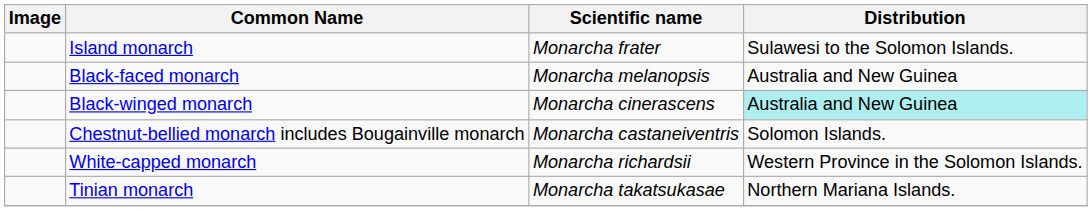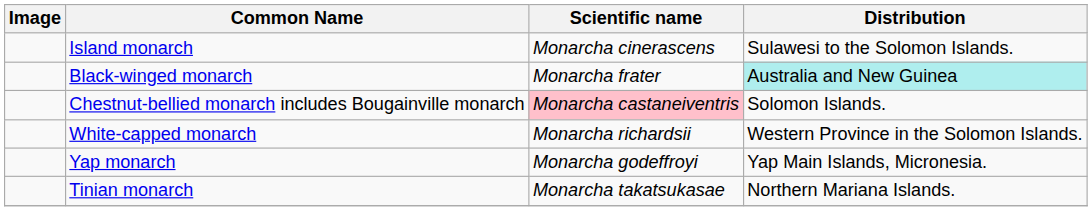(597, 47) Monarcha frater -> (624, 47) Monarcha cinerascens
- row: (154, 76)
(624, 104) Monarcha cinerascens -> (597, 76) Monarcha frater
(636, 133) no background -> (636, 104) pink background
+ row: (122, 162)
